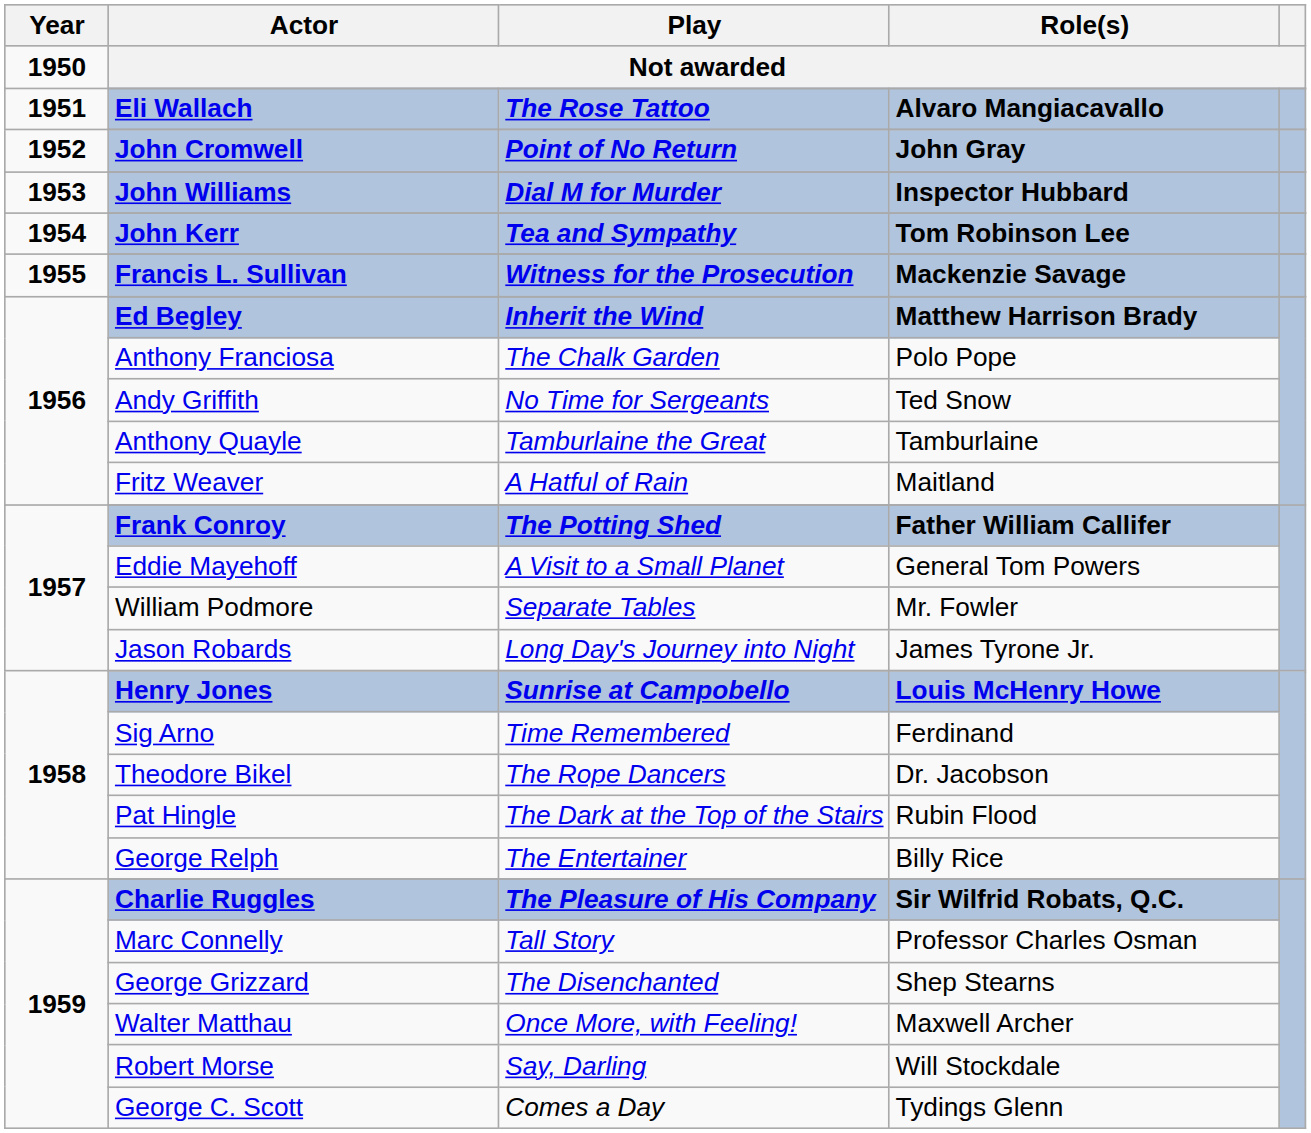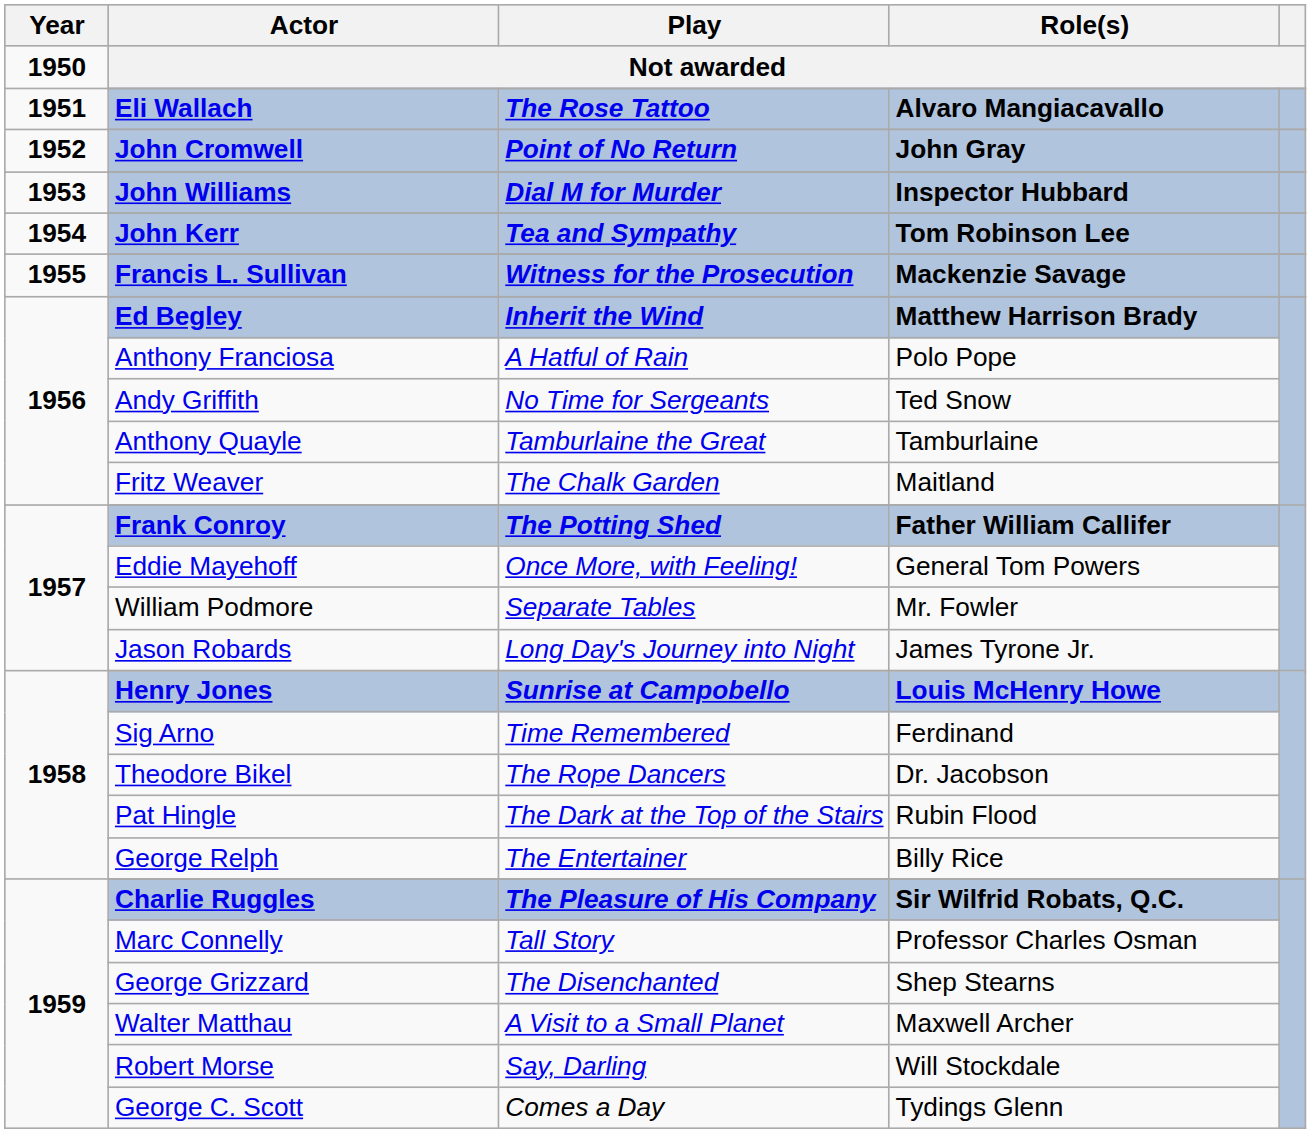(612, 358) The Chalk Garden -> (597, 358) A Hatful of Rain
(597, 483) A Hatful of Rain -> (612, 483) The Chalk Garden
(645, 566) A Visit to a Small Planet -> (651, 566) Once More, with Feeling!
(651, 1024) Once More, with Feeling! -> (645, 1024) A Visit to a Small Planet
